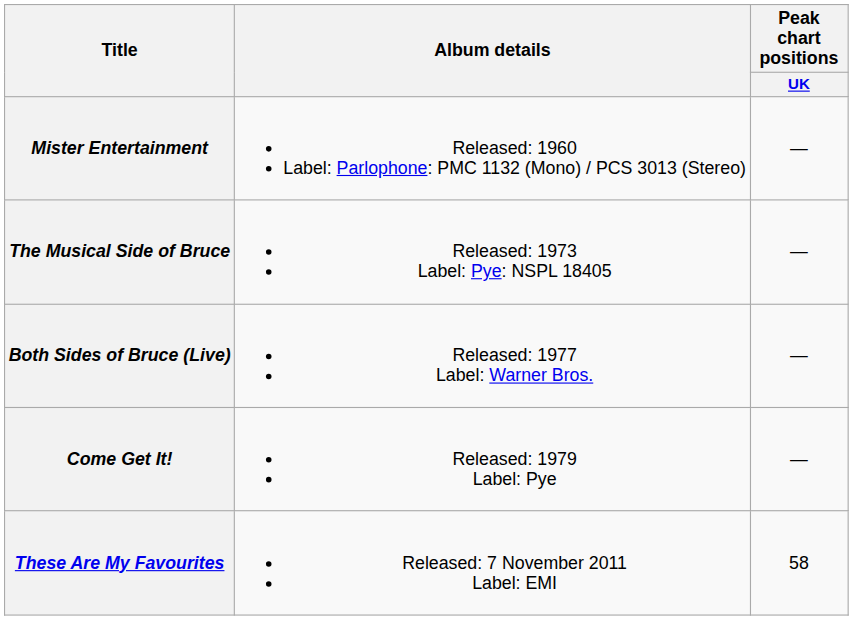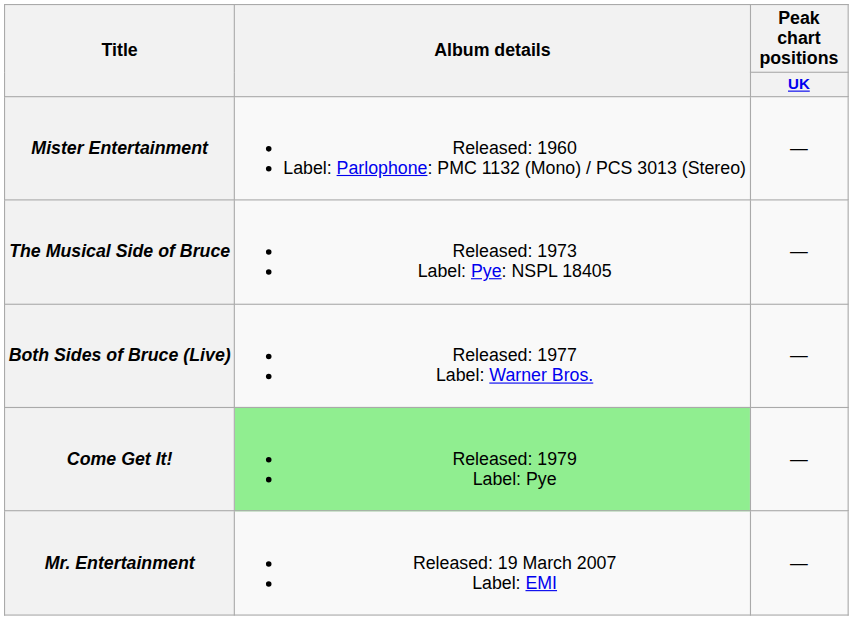(492, 469) no background -> (492, 469) lightgreen background
+ row: (120, 562)
- row: (120, 562)
